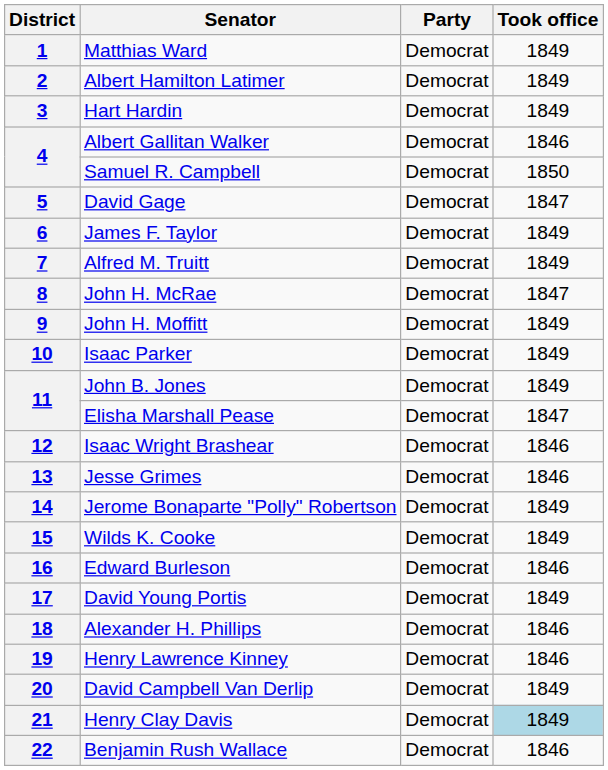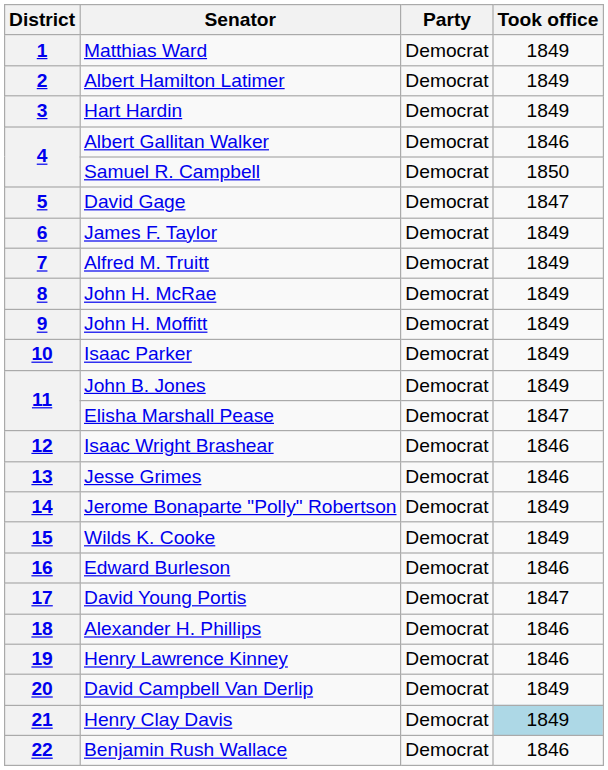(548, 293) 1847 -> (548, 293) 1849
(548, 598) 1849 -> (548, 598) 1847
